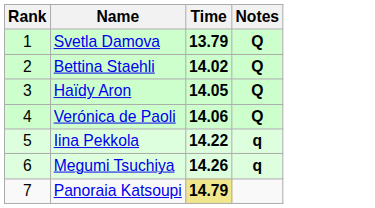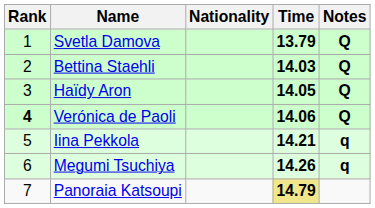+ column: (229, 16)
(209, 66) 14.02 -> (296, 66) 14.03
(27, 116) normal -> (27, 116) bold
(209, 141) 14.22 -> (296, 141) 14.21
